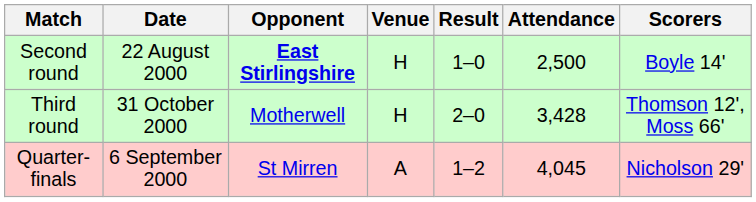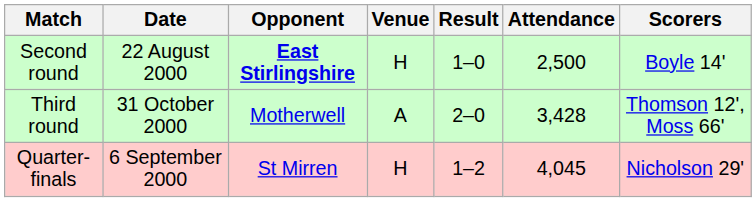(400, 115) H -> (400, 115) A
(400, 169) A -> (400, 169) H
